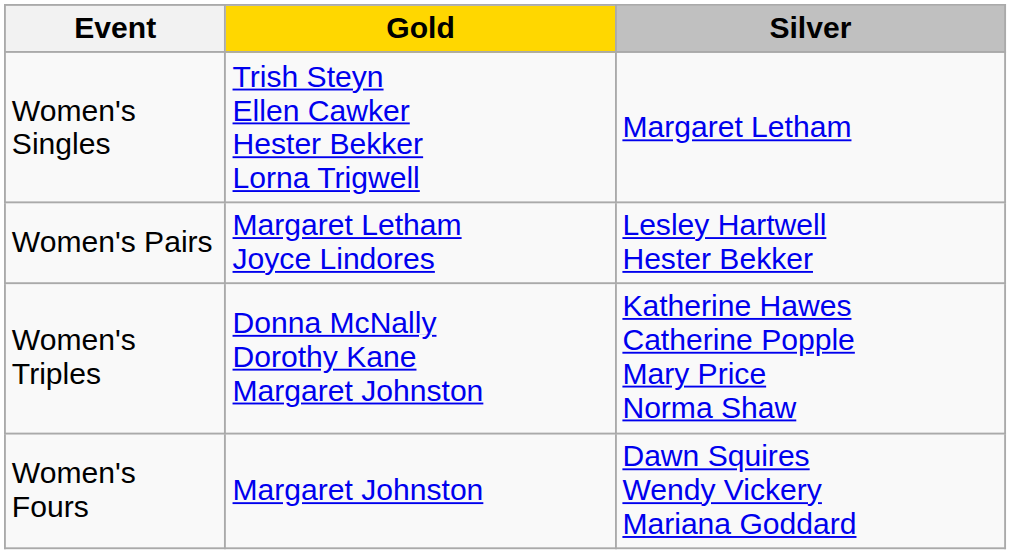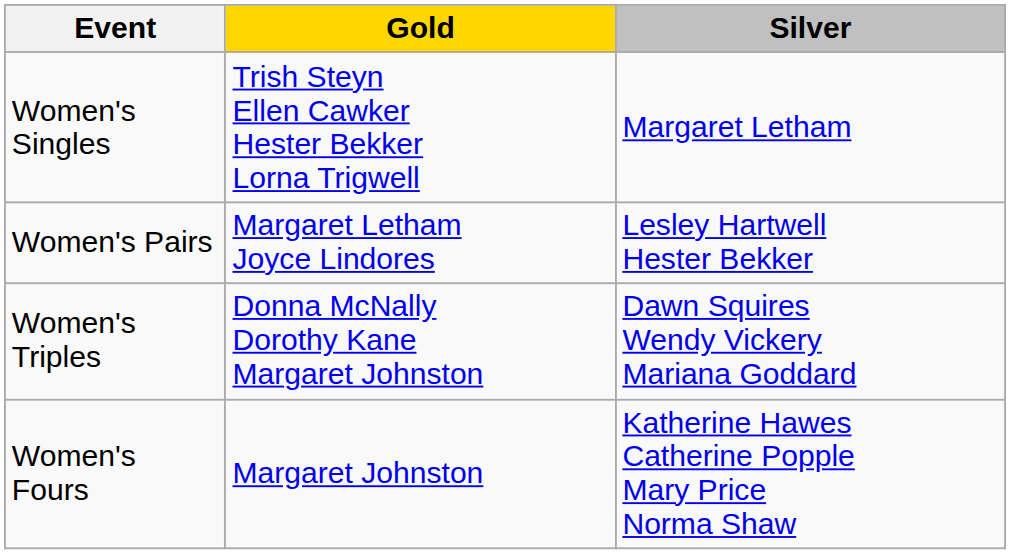(739, 357) Katherine Hawes Catherine Popple Mary Price Norma Shaw -> (739, 340) Dawn Squires Wendy Vickery Mariana Goddard
(739, 489) Dawn Squires Wendy Vickery Mariana Goddard -> (739, 472) Katherine Hawes Catherine Popple Mary Price Norma Shaw
